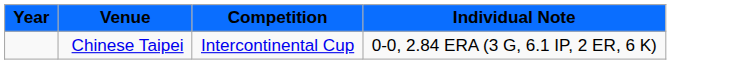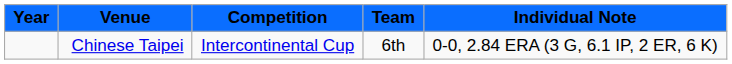+ column: (393, 18)
